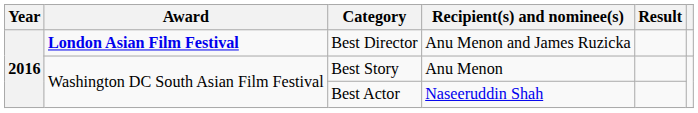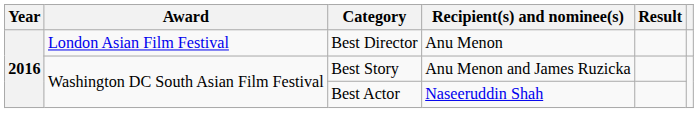(143, 42) bold -> (138, 42) normal
(528, 42) Anu Menon and James Ruzicka -> (464, 42) Anu Menon
(464, 68) Anu Menon -> (528, 68) Anu Menon and James Ruzicka
